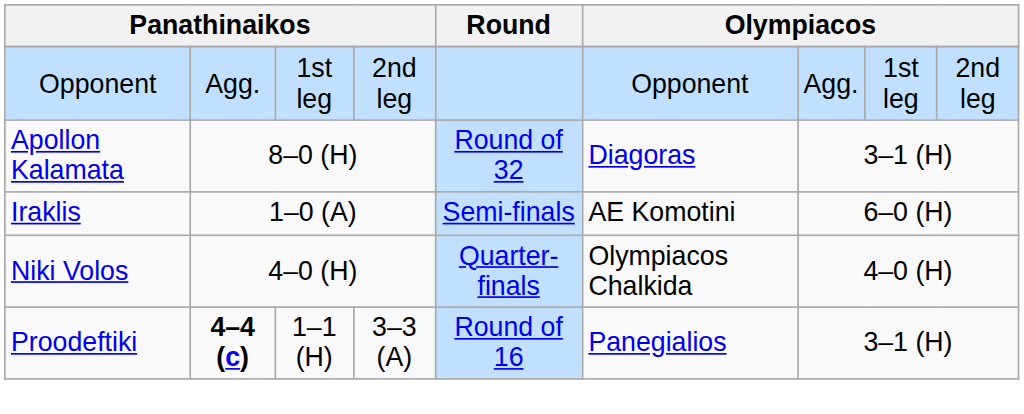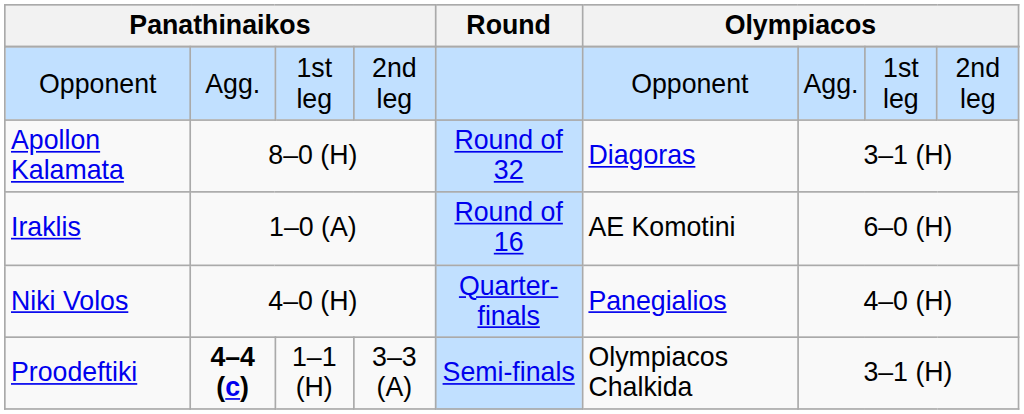(509, 212) Semi-finals -> (509, 227) Round of 16
(658, 270) Olympiacos Chalkida -> (658, 300) Panegialios
(509, 342) Round of 16 -> (509, 372) Semi-finals
(658, 342) Panegialios -> (658, 372) Olympiacos Chalkida
